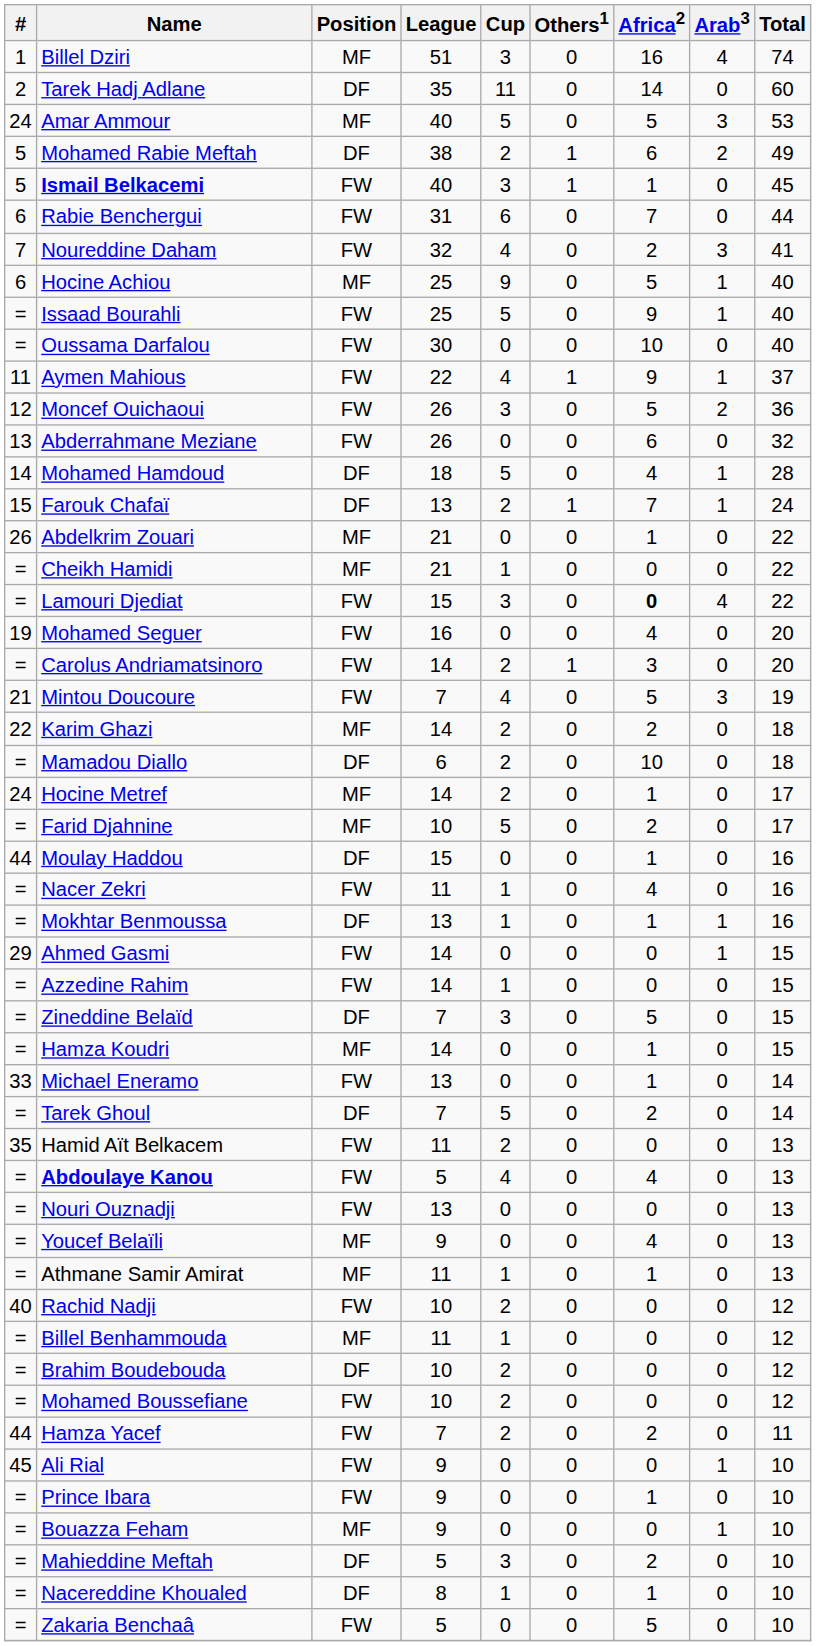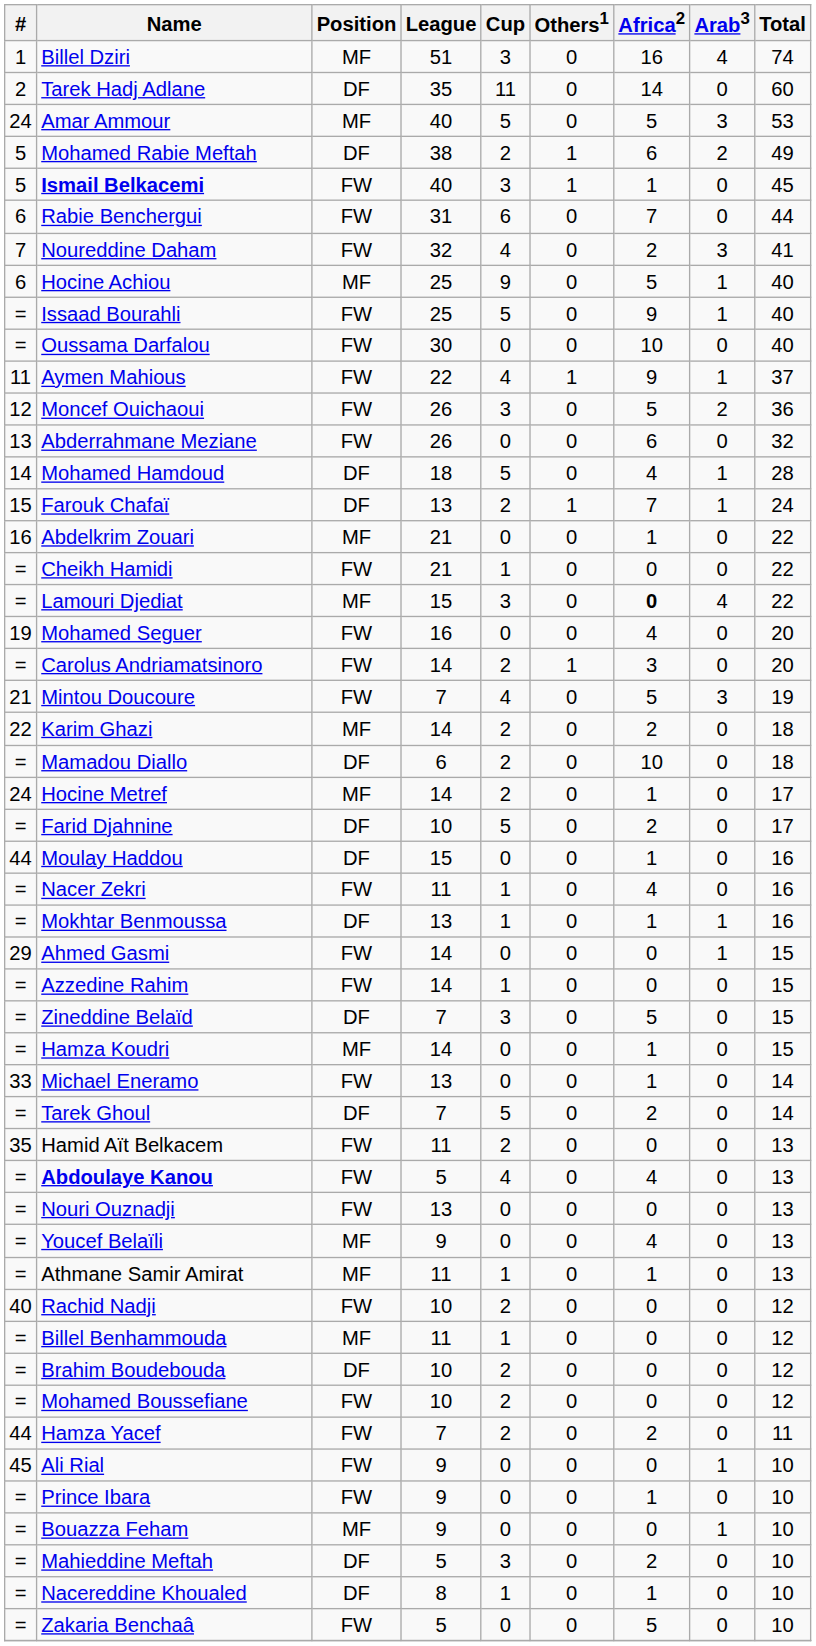(21, 537) 26 -> (21, 537) 16
(356, 569) MF -> (356, 569) FW
(356, 601) FW -> (356, 601) MF
(356, 825) MF -> (356, 825) DF
